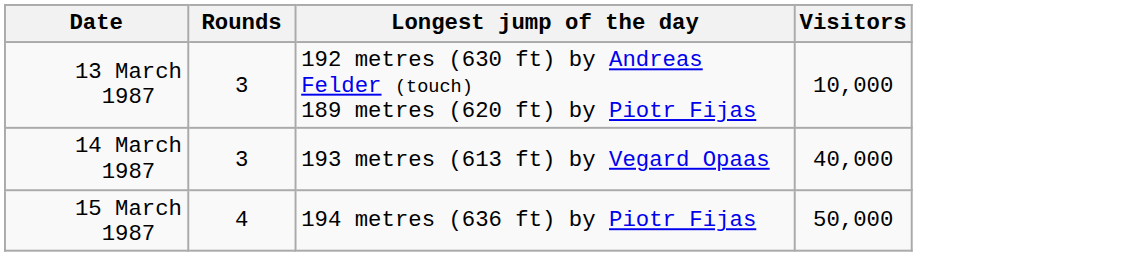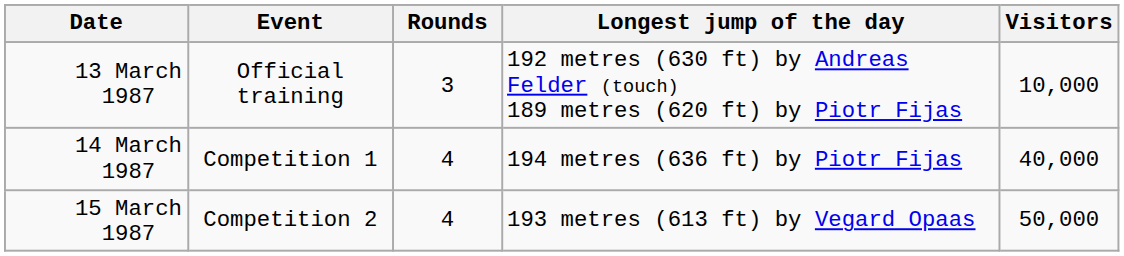+ column: (290, 24)
(242, 159) 3 -> (447, 159) 4
(535, 159) 193 metres (613 ft) by Vegard Opaas -> (735, 159) 194 metres (636 ft) by Piotr Fijas
(529, 221) 194 metres (636 ft) by Piotr Fijas -> (741, 221) 193 metres (613 ft) by Vegard Opaas
